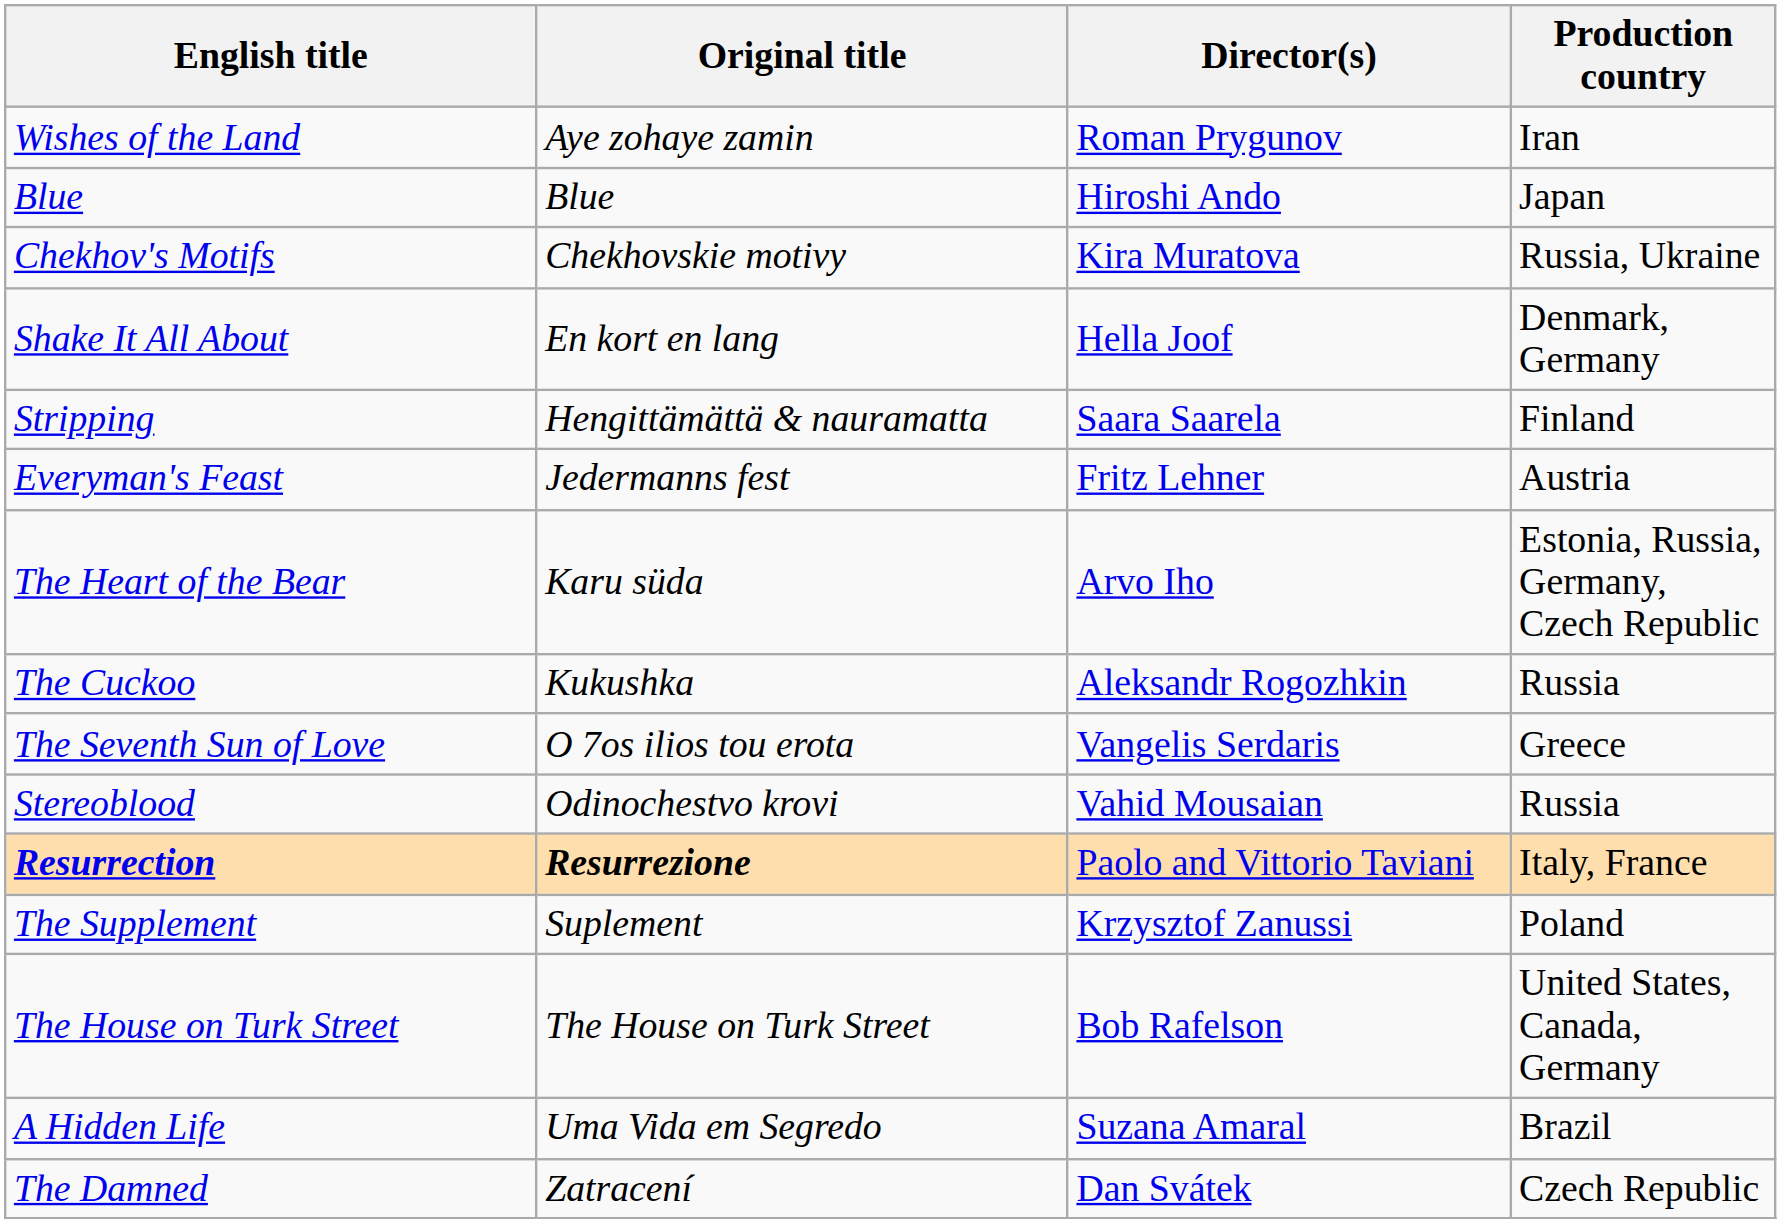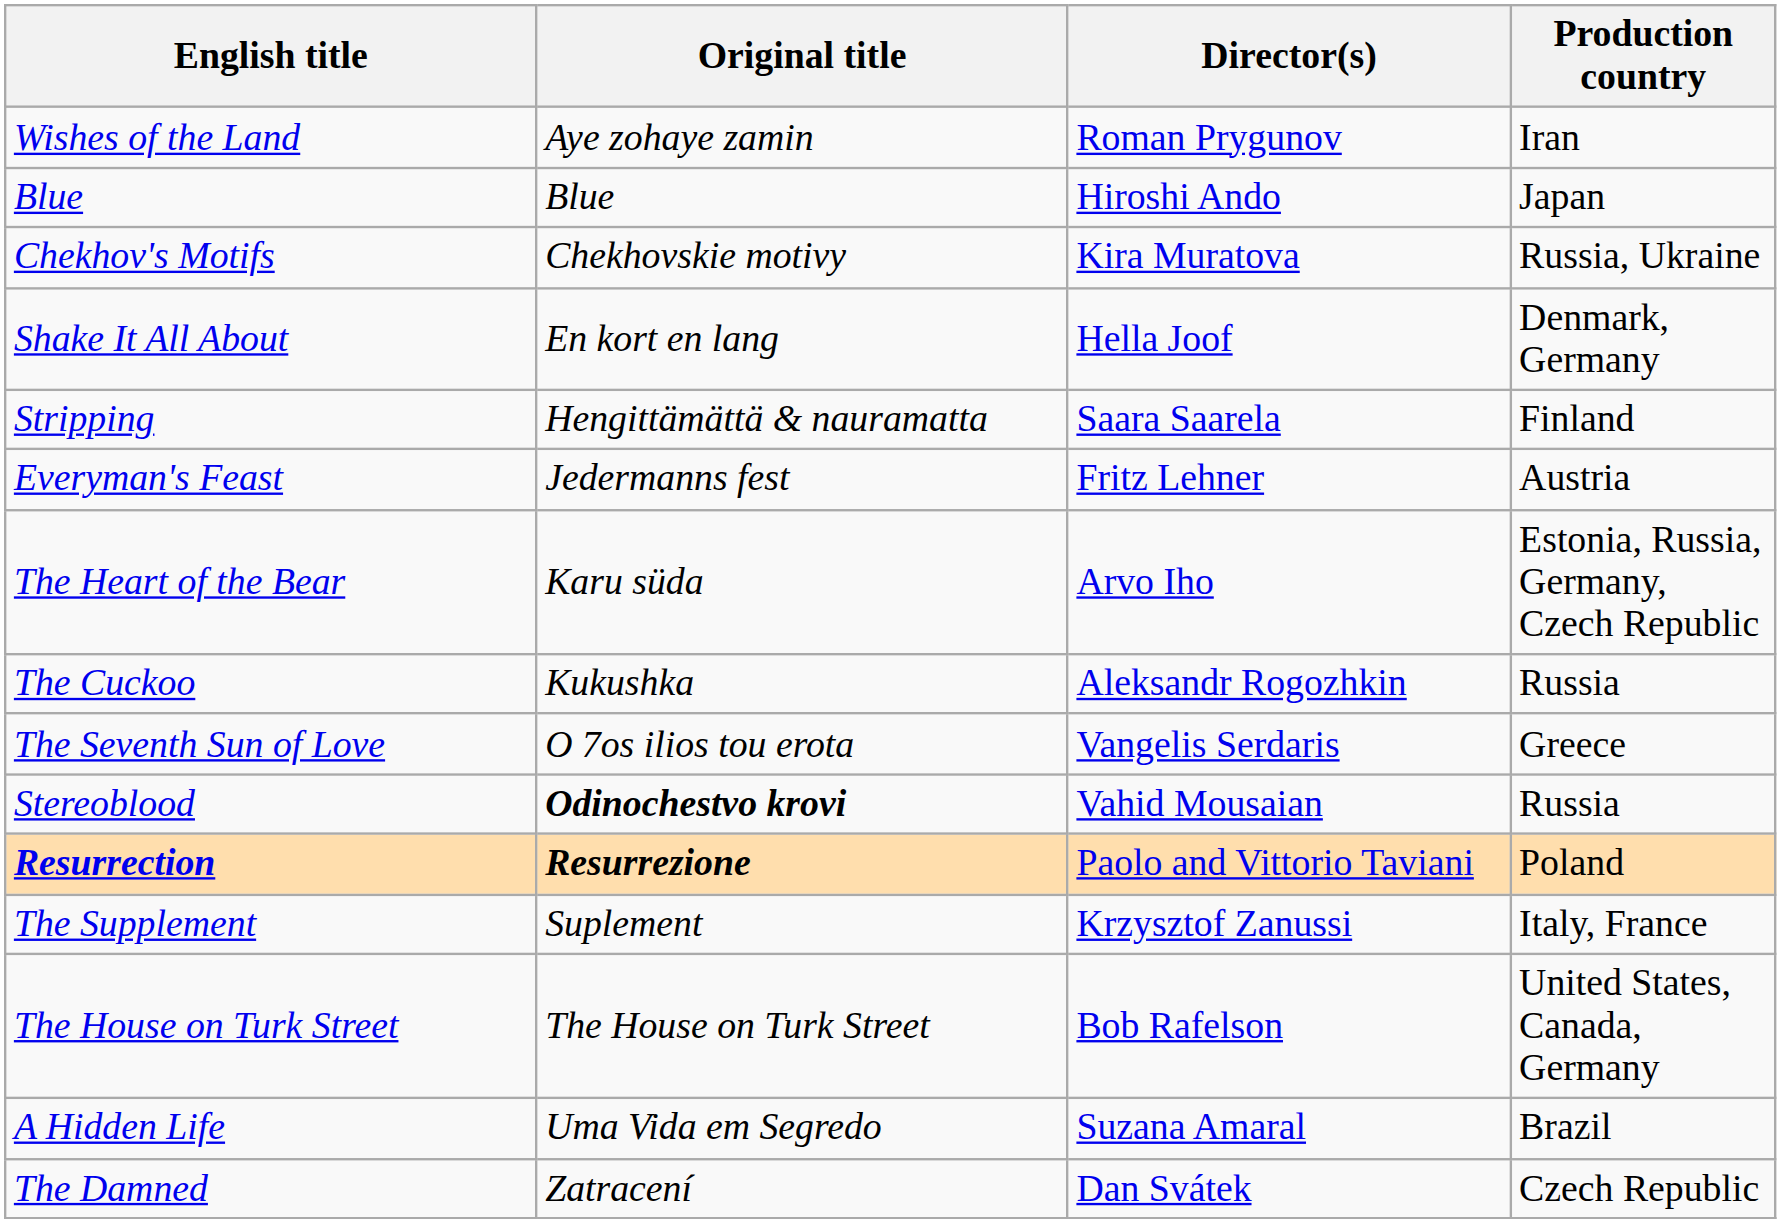(692, 803) normal -> (696, 803) bold
(1613, 863) Italy, France -> (1572, 863) Poland
(1572, 922) Poland -> (1613, 922) Italy, France
